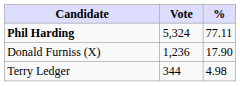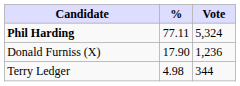columns swapped: (181, 14) <-> (219, 14)
